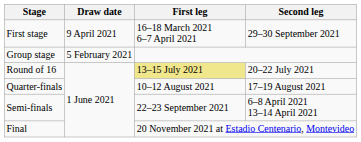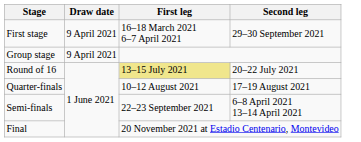(99, 54) 5 February 2021 -> (92, 54) 9 April 2021
